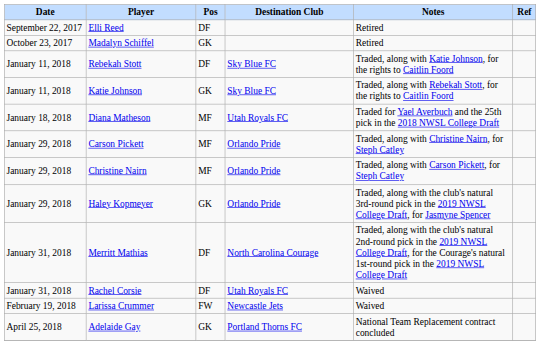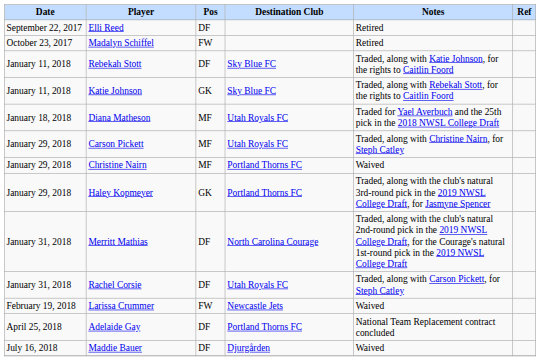(205, 43) GK -> (205, 43) FW
(254, 144) Orlando Pride -> (258, 144) Utah Royals FC
(254, 171) Orlando Pride -> (265, 165) Portland Thorns FC
(428, 171) Traded, along with Carson Pickett, for Steph Catley -> (370, 165) Waived
(254, 203) Orlando Pride -> (265, 192) Portland Thorns FC
(370, 290) Waived -> (428, 285) Traded, along with Carson Pickett, for Steph Catley
(205, 327) GK -> (204, 327) DF
+ row: (115, 348)
